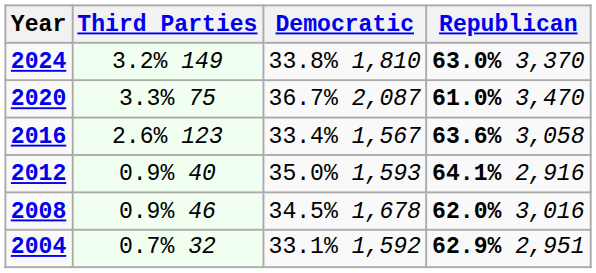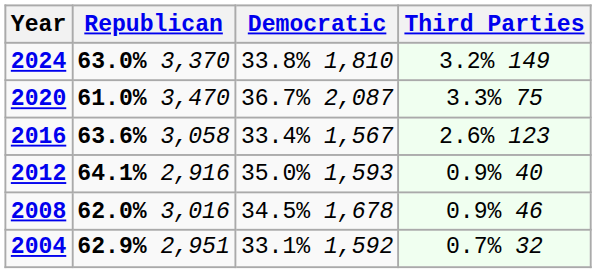columns swapped: (508, 25) <-> (167, 25)
